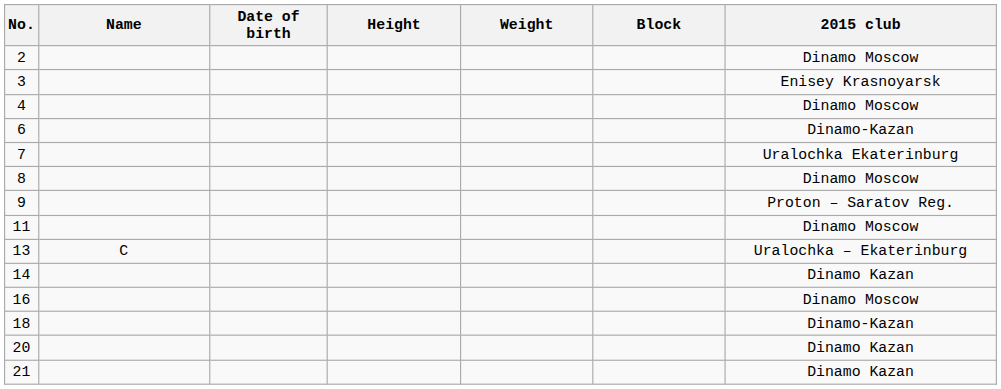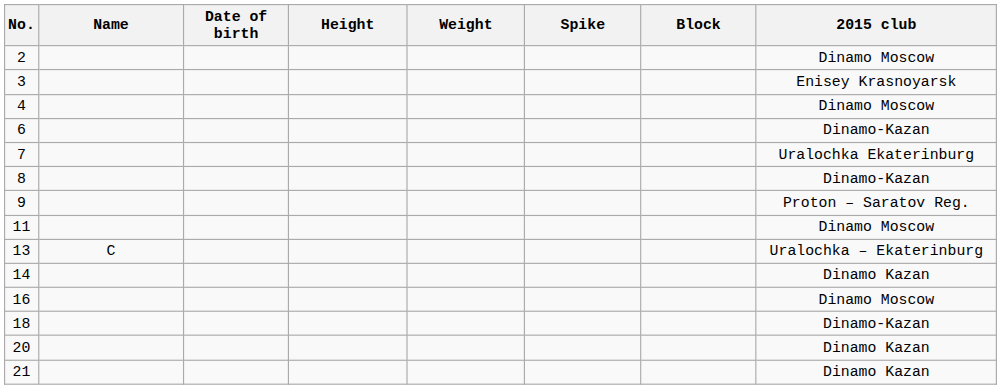+ column: (583, 25)
(861, 179) Dinamo Moscow -> (876, 179) Dinamo-Kazan
